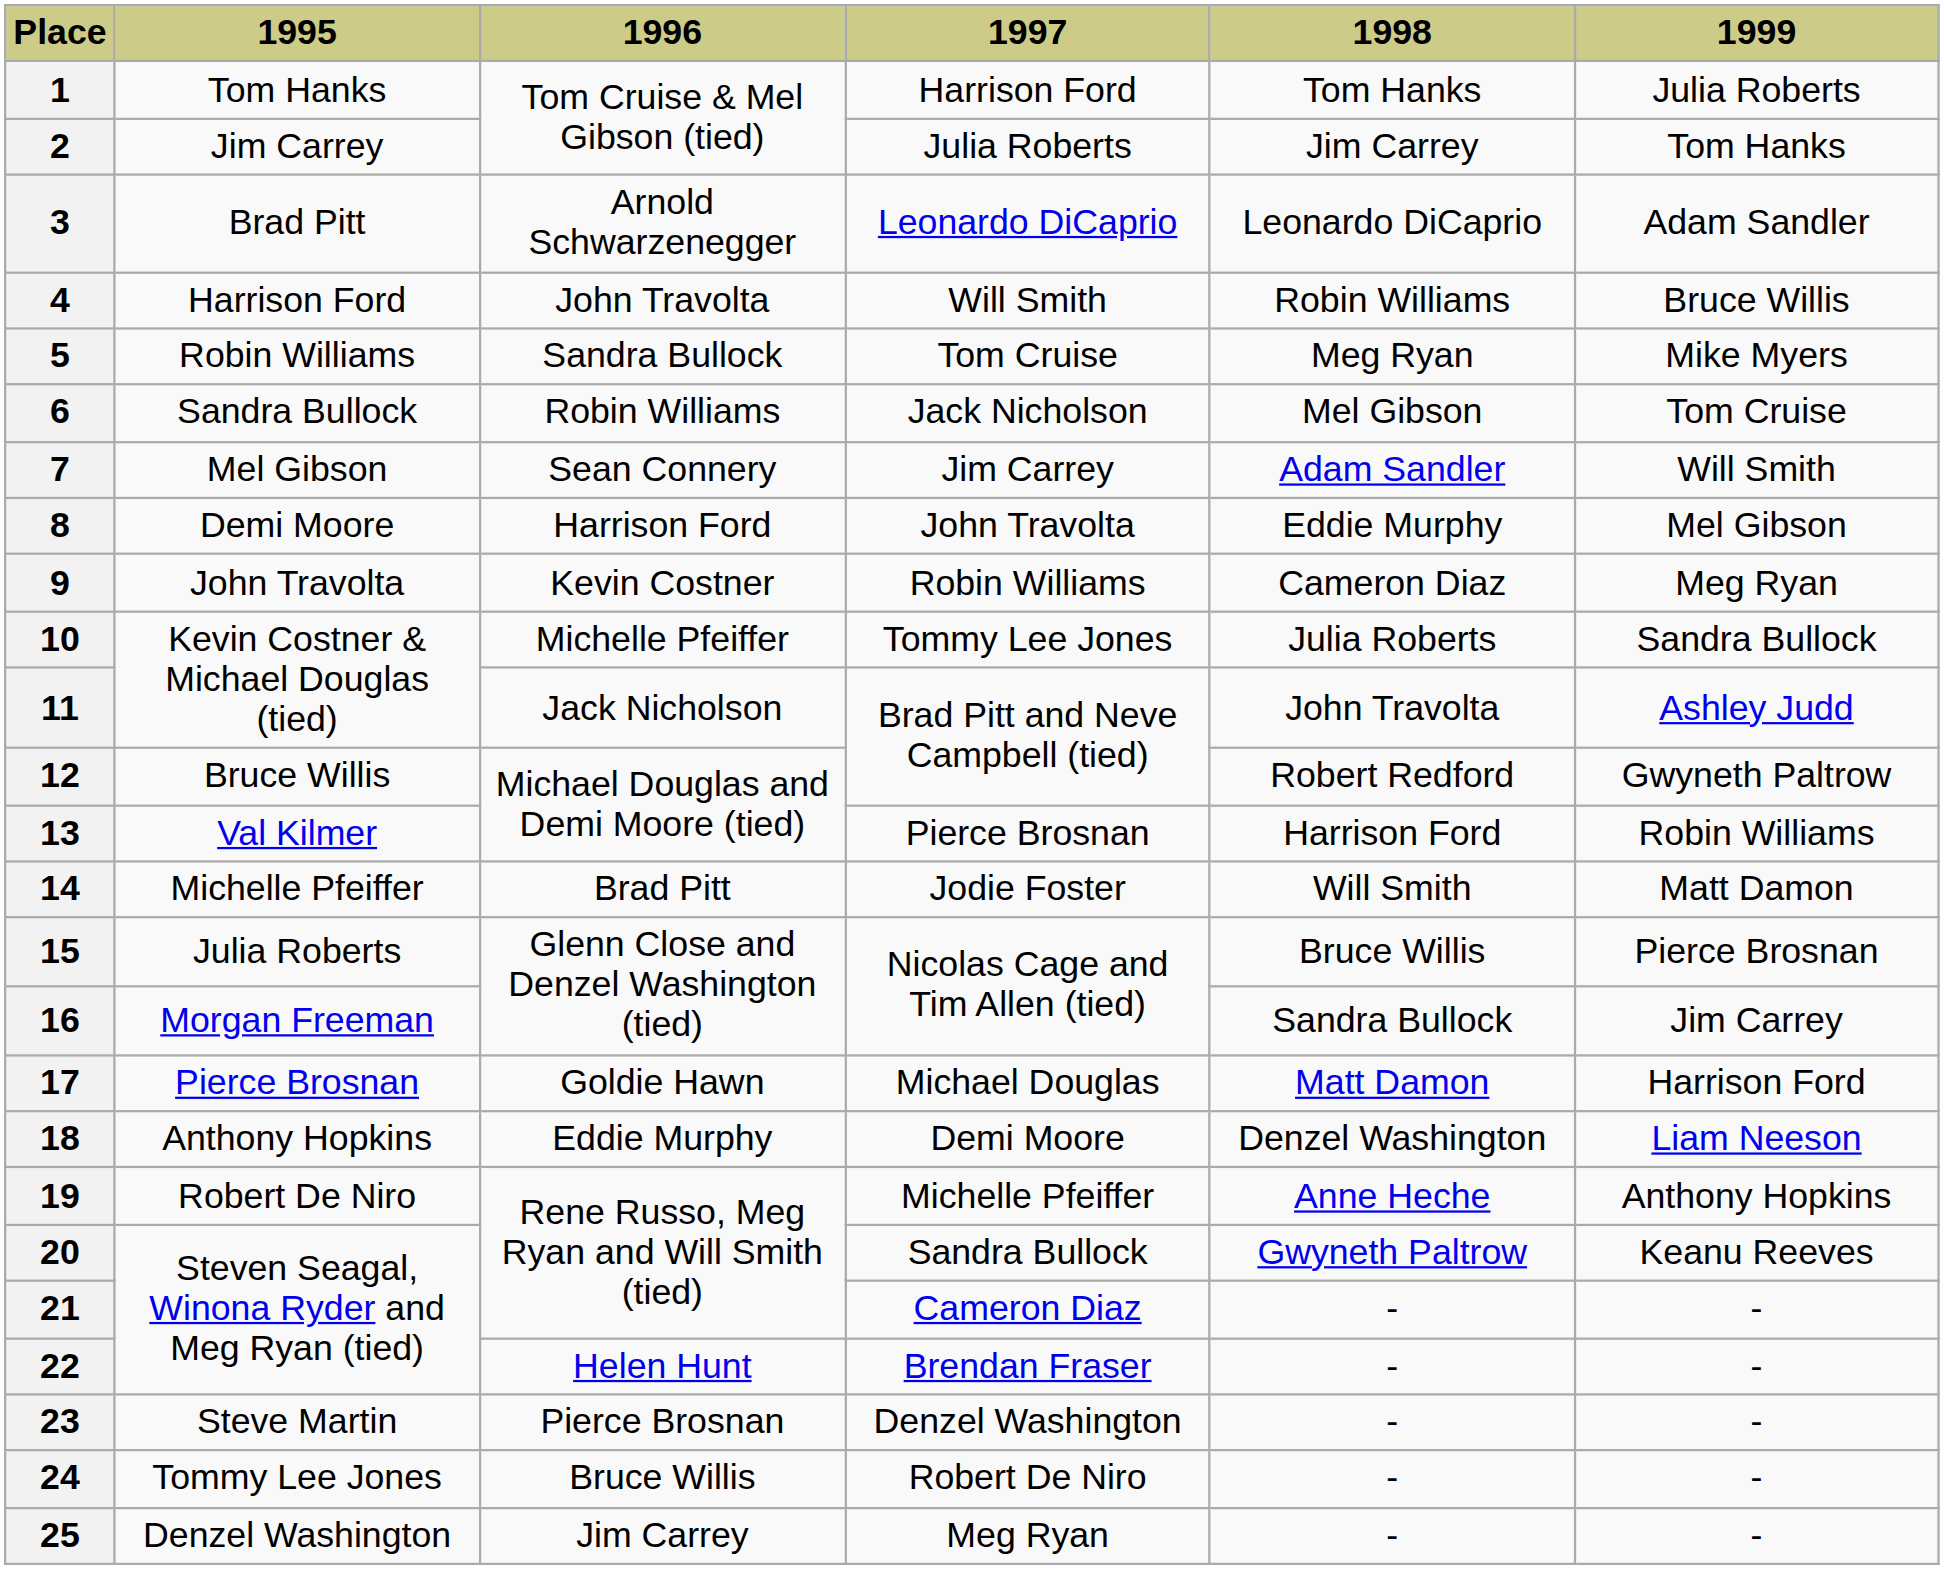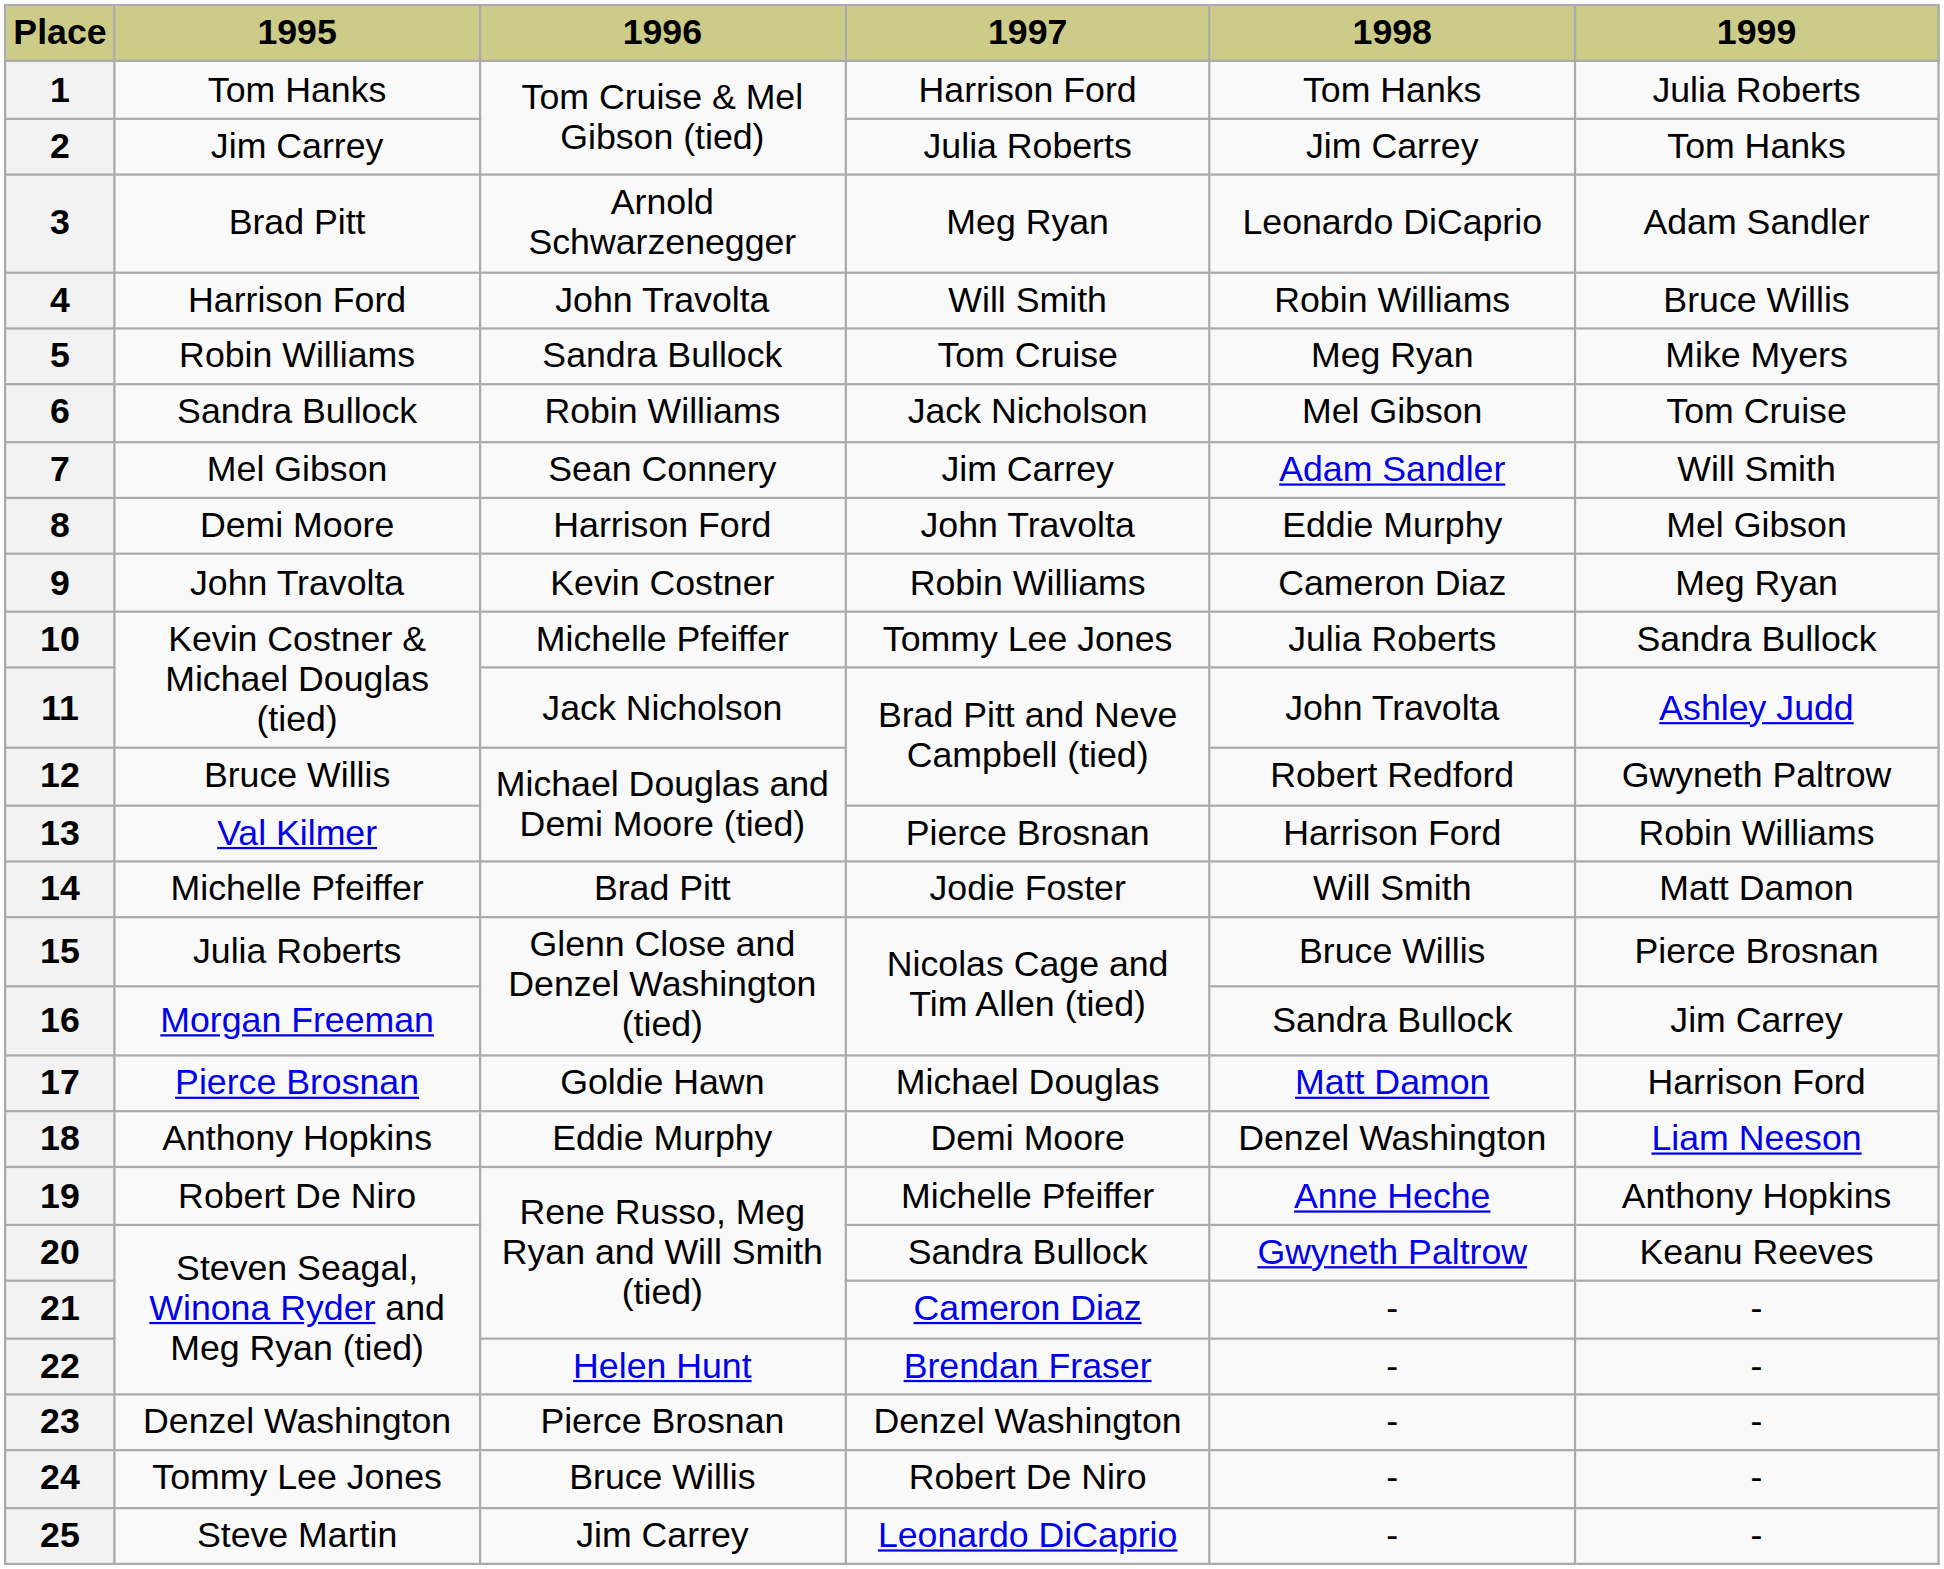(1028, 222) Leonardo DiCaprio -> (1028, 222) Meg Ryan
(297, 1421) Steve Martin -> (297, 1421) Denzel Washington
(297, 1534) Denzel Washington -> (297, 1534) Steve Martin
(1028, 1534) Meg Ryan -> (1028, 1534) Leonardo DiCaprio
